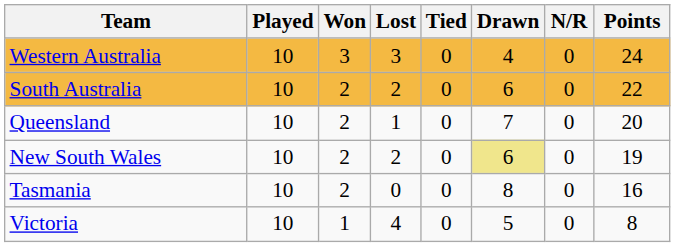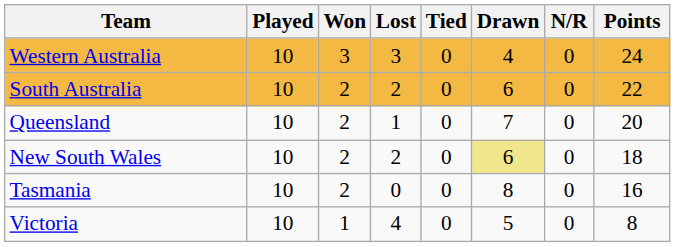(632, 156) 19 -> (632, 156) 18
